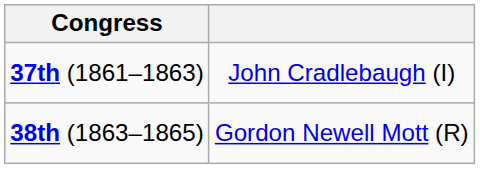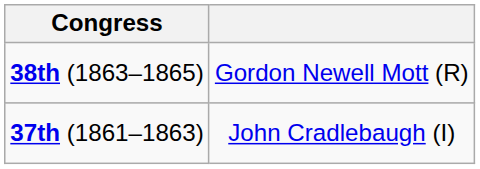rows swapped: (107, 73) <-> (107, 133)
